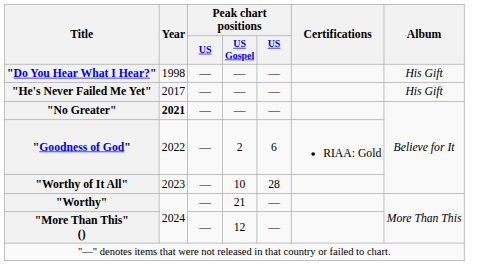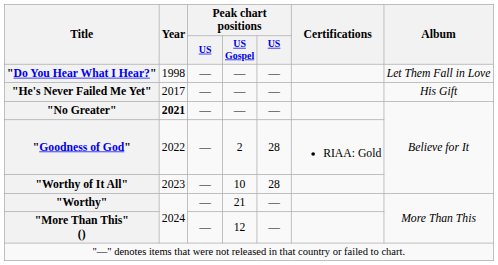(424, 73) His Gift -> (439, 73) Let Them Fall in Love
(274, 147) 6 -> (274, 147) 28
